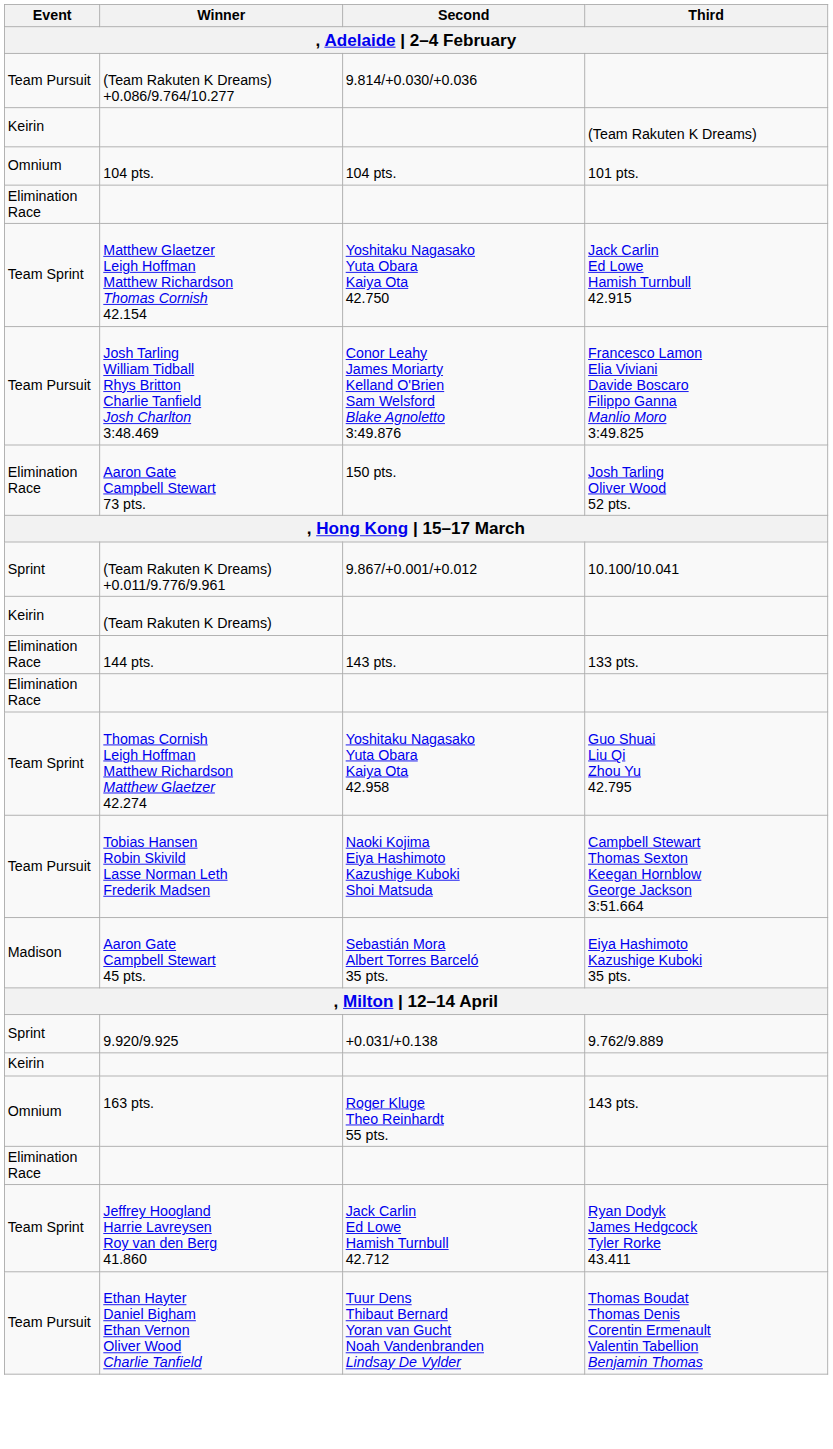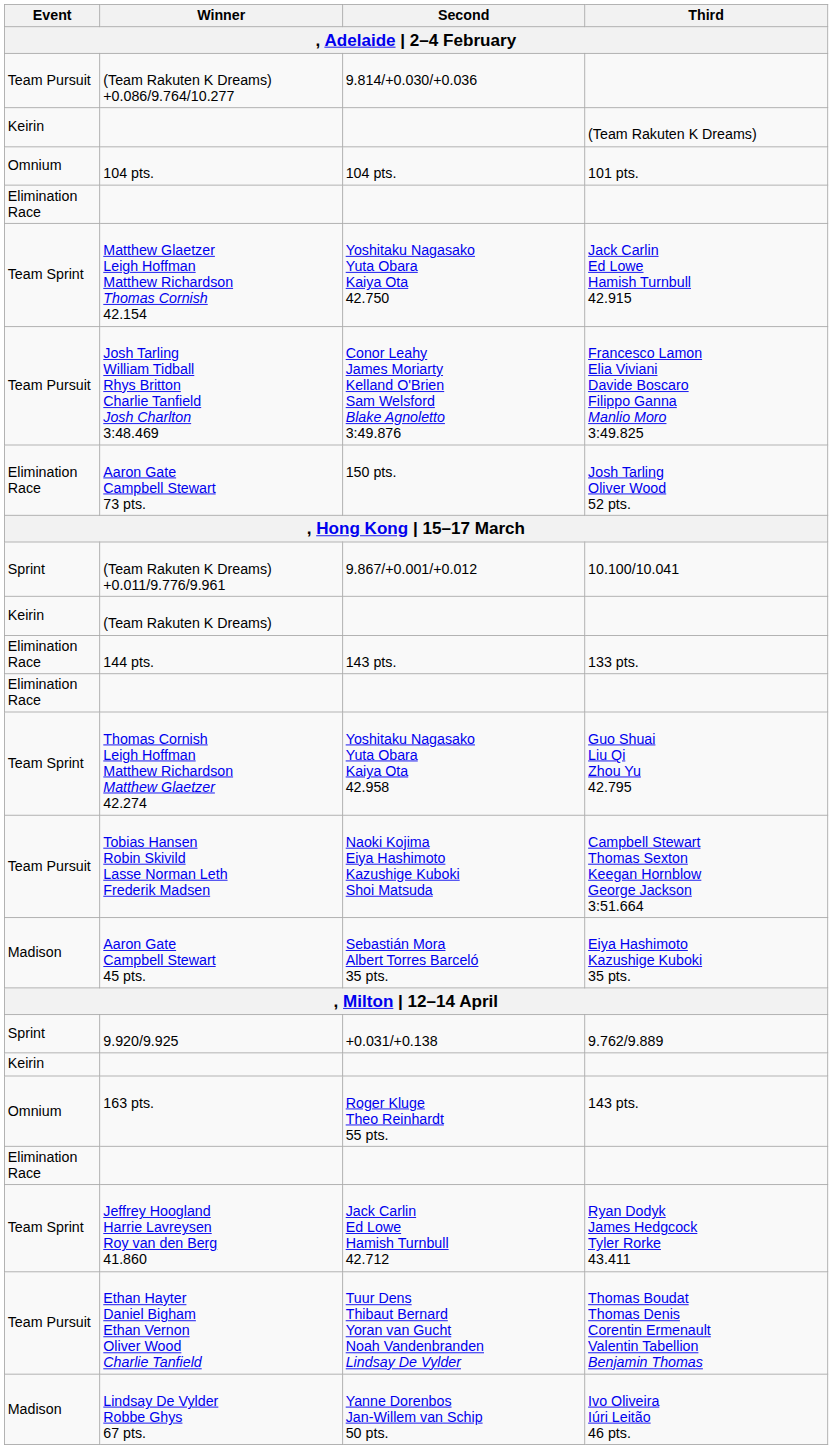+ row: (161, 1417)
